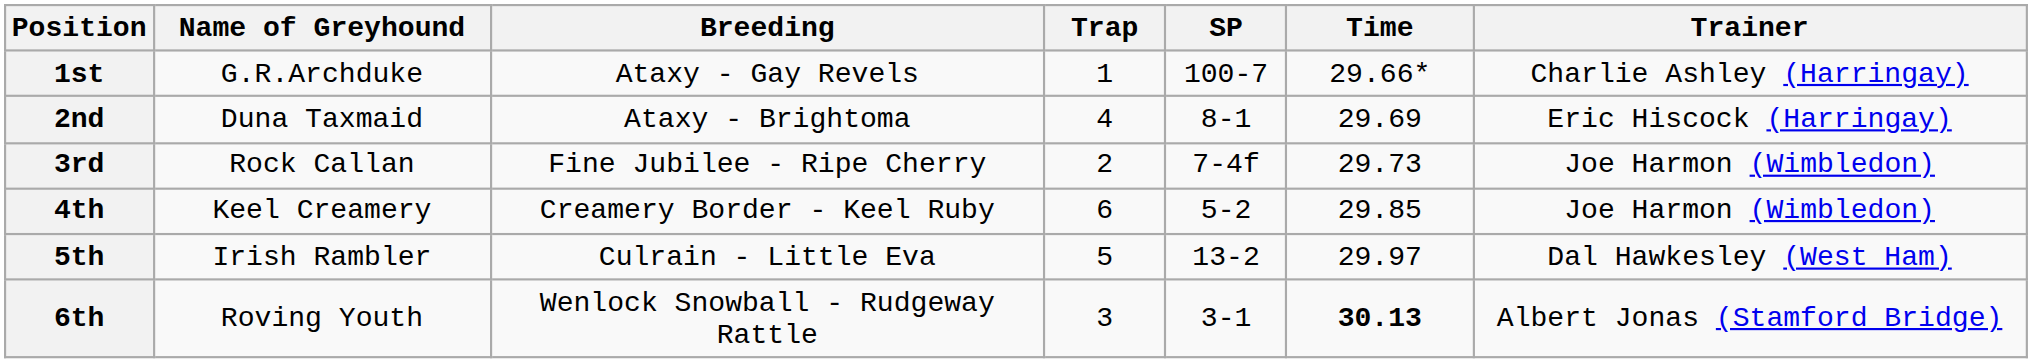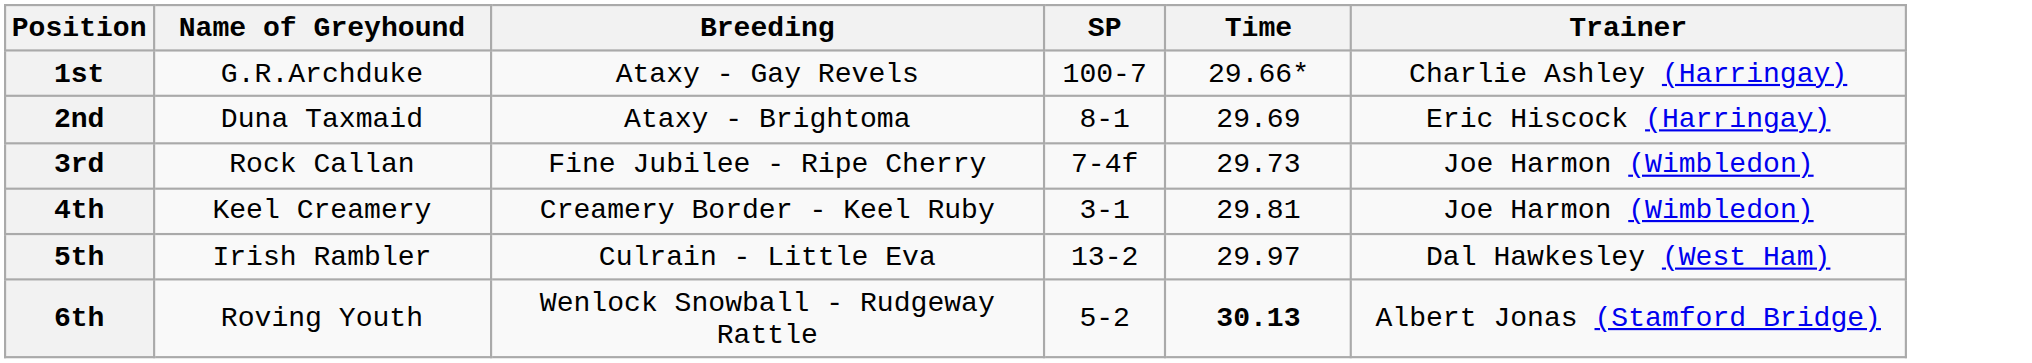- column: (1105, 28)
(1226, 211) 5-2 -> (1105, 211) 3-1
(1380, 211) 29.85 -> (1258, 211) 29.81
(1226, 319) 3-1 -> (1105, 319) 5-2
